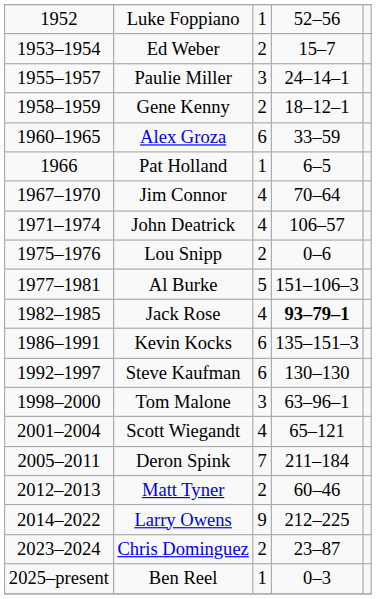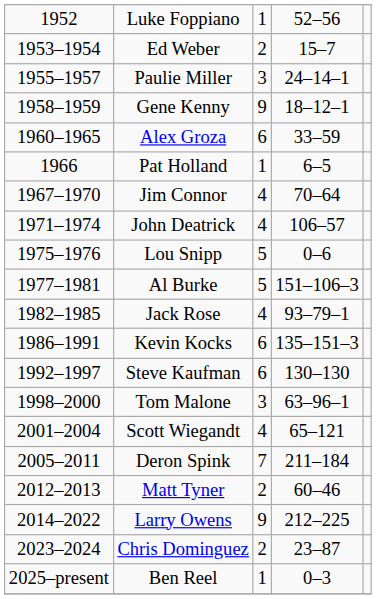(262, 107) 2 -> (262, 107) 9
(262, 254) 2 -> (262, 254) 5
(317, 313) bold -> (317, 313) normal
